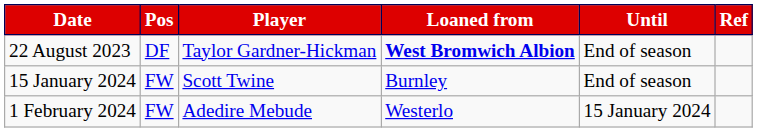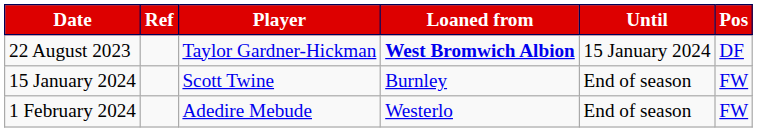columns swapped: (159, 19) <-> (734, 19)
(637, 50) End of season -> (647, 50) 15 January 2024
(647, 111) 15 January 2024 -> (637, 111) End of season
